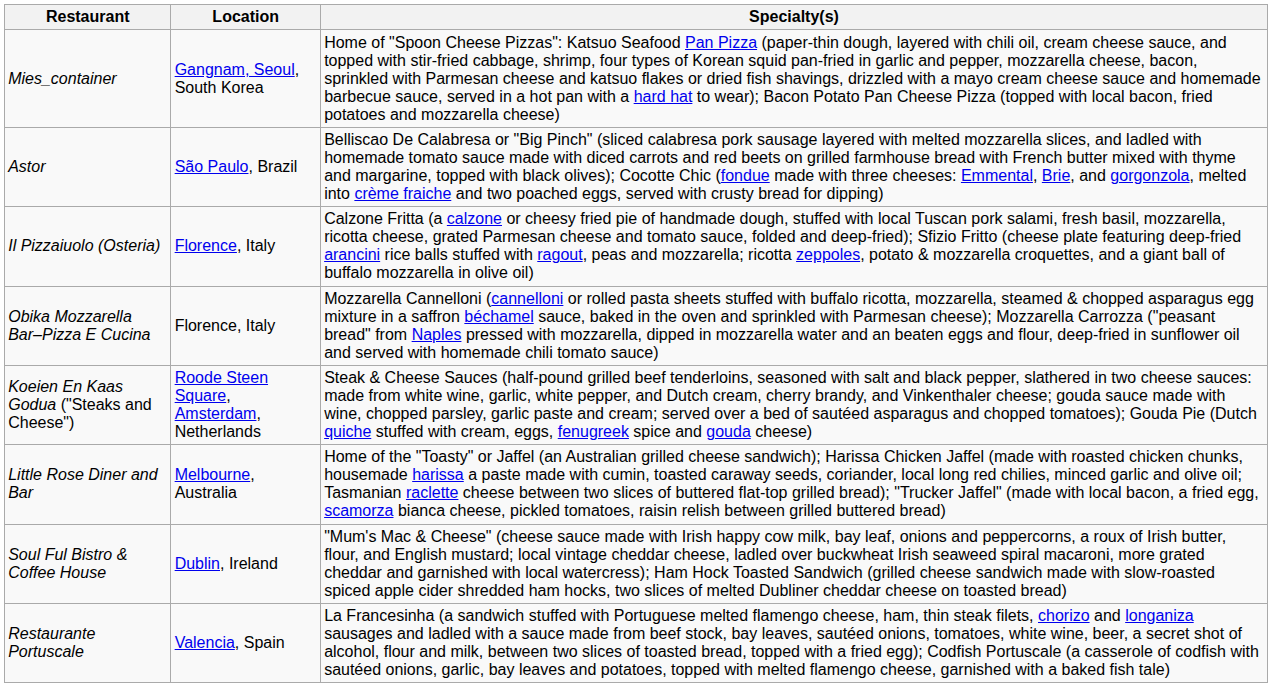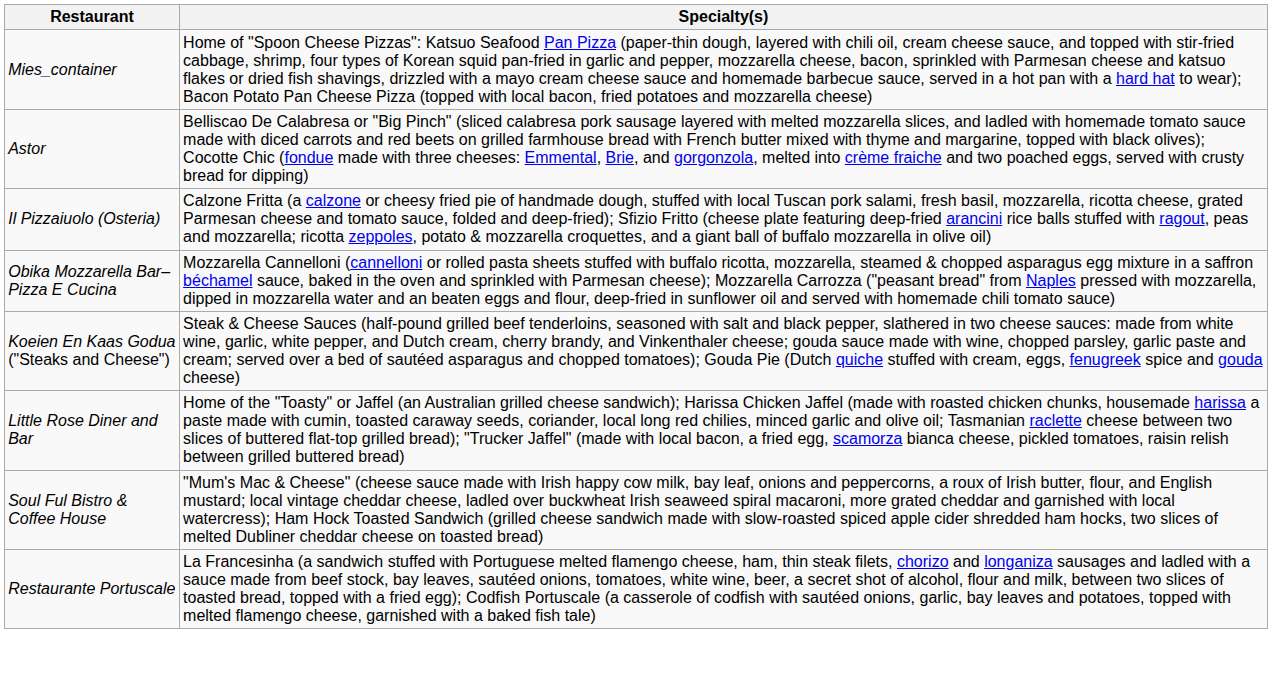- column: (246, 17)
